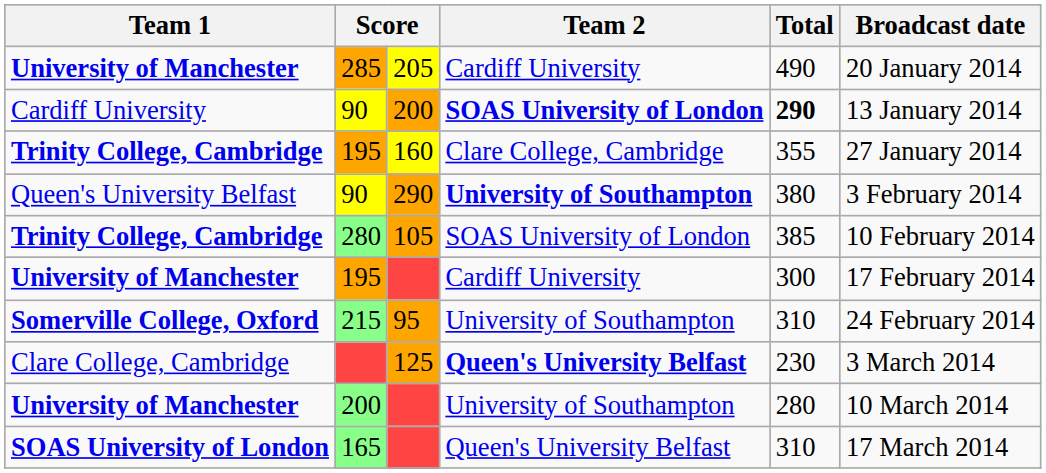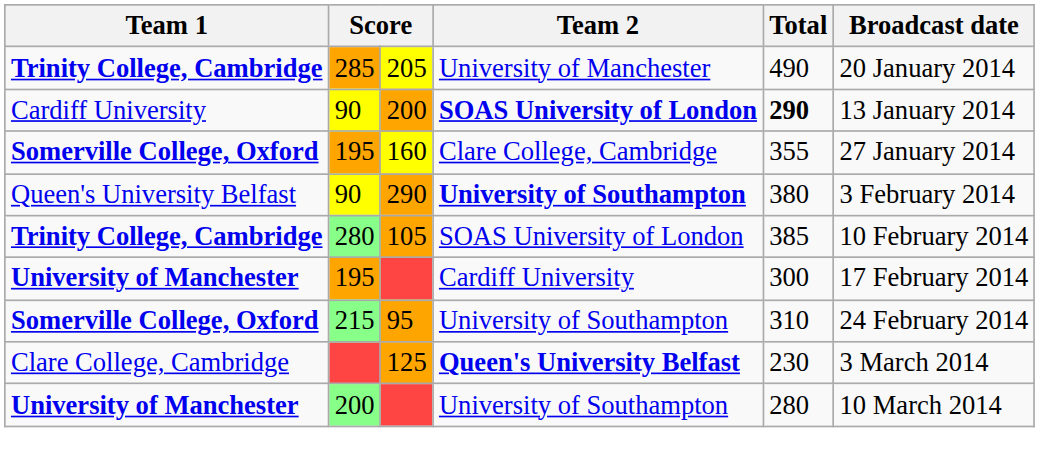(155, 67) University of Manchester -> (167, 67) Trinity College, Cambridge
(543, 67) Cardiff University -> (575, 67) University of Manchester
(167, 151) Trinity College, Cambridge -> (165, 151) Somerville College, Oxford
- row: (361, 446)
